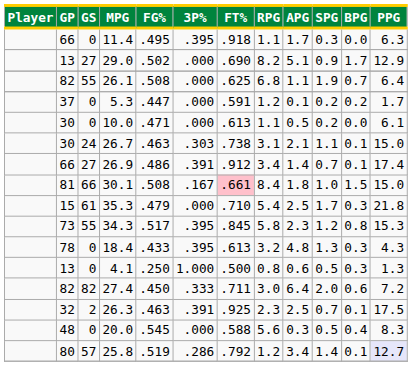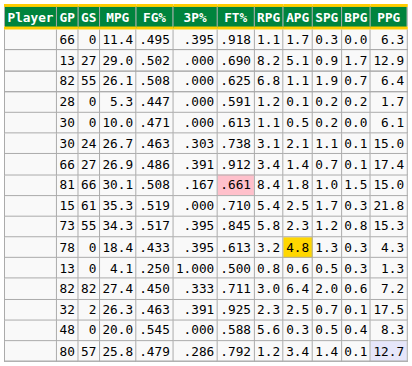(67, 102) 37 -> (67, 102) 28
(155, 206) .479 -> (155, 206) .519
(298, 247) no background -> (298, 247) gold background
(155, 351) .519 -> (155, 351) .479
